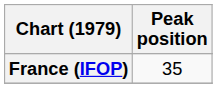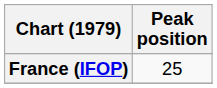(172, 68) 35 -> (172, 68) 25
